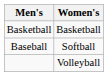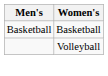- row: (29, 46)
